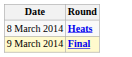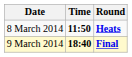+ column: (80, 12)
